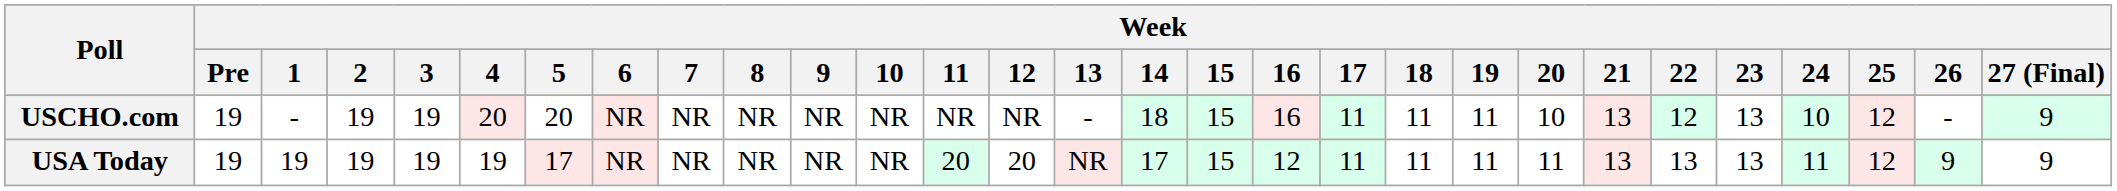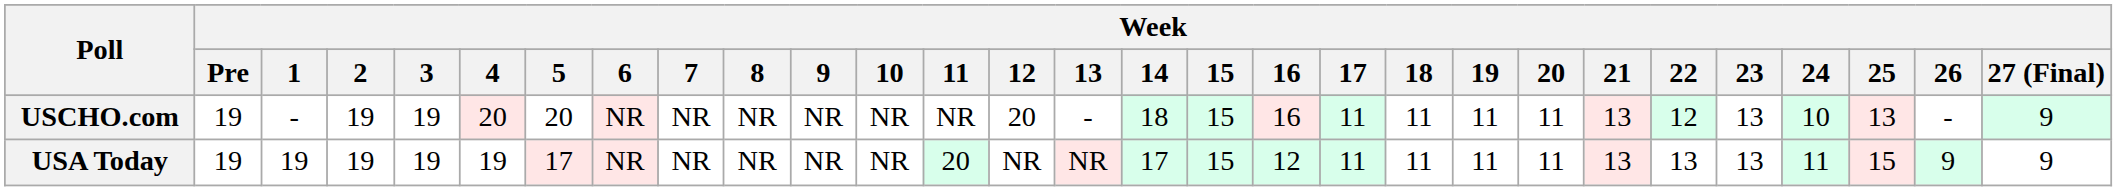(1022, 116) NR -> (1022, 116) 20
(1551, 116) 10 -> (1551, 116) 11
(1882, 116) 12 -> (1882, 116) 13
(1022, 161) 20 -> (1022, 161) NR
(1882, 161) 12 -> (1882, 161) 15
